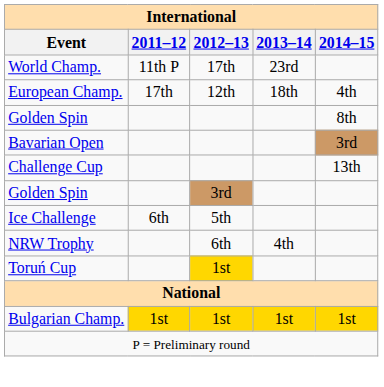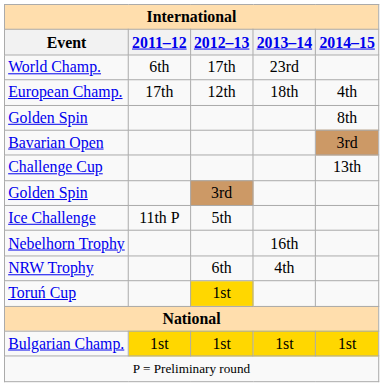(159, 67) 11th P -> (159, 67) 6th
(159, 218) 6th -> (159, 218) 11th P
+ row: (66, 243)
